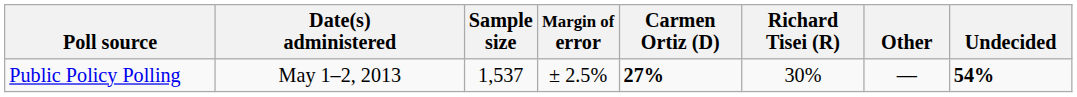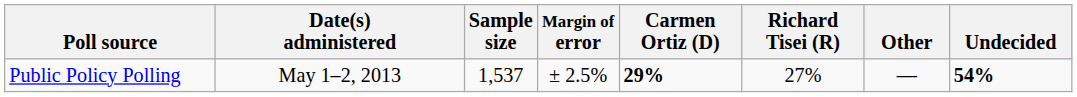(644, 75) 27% -> (644, 75) 29%
(803, 75) 30% -> (803, 75) 27%
